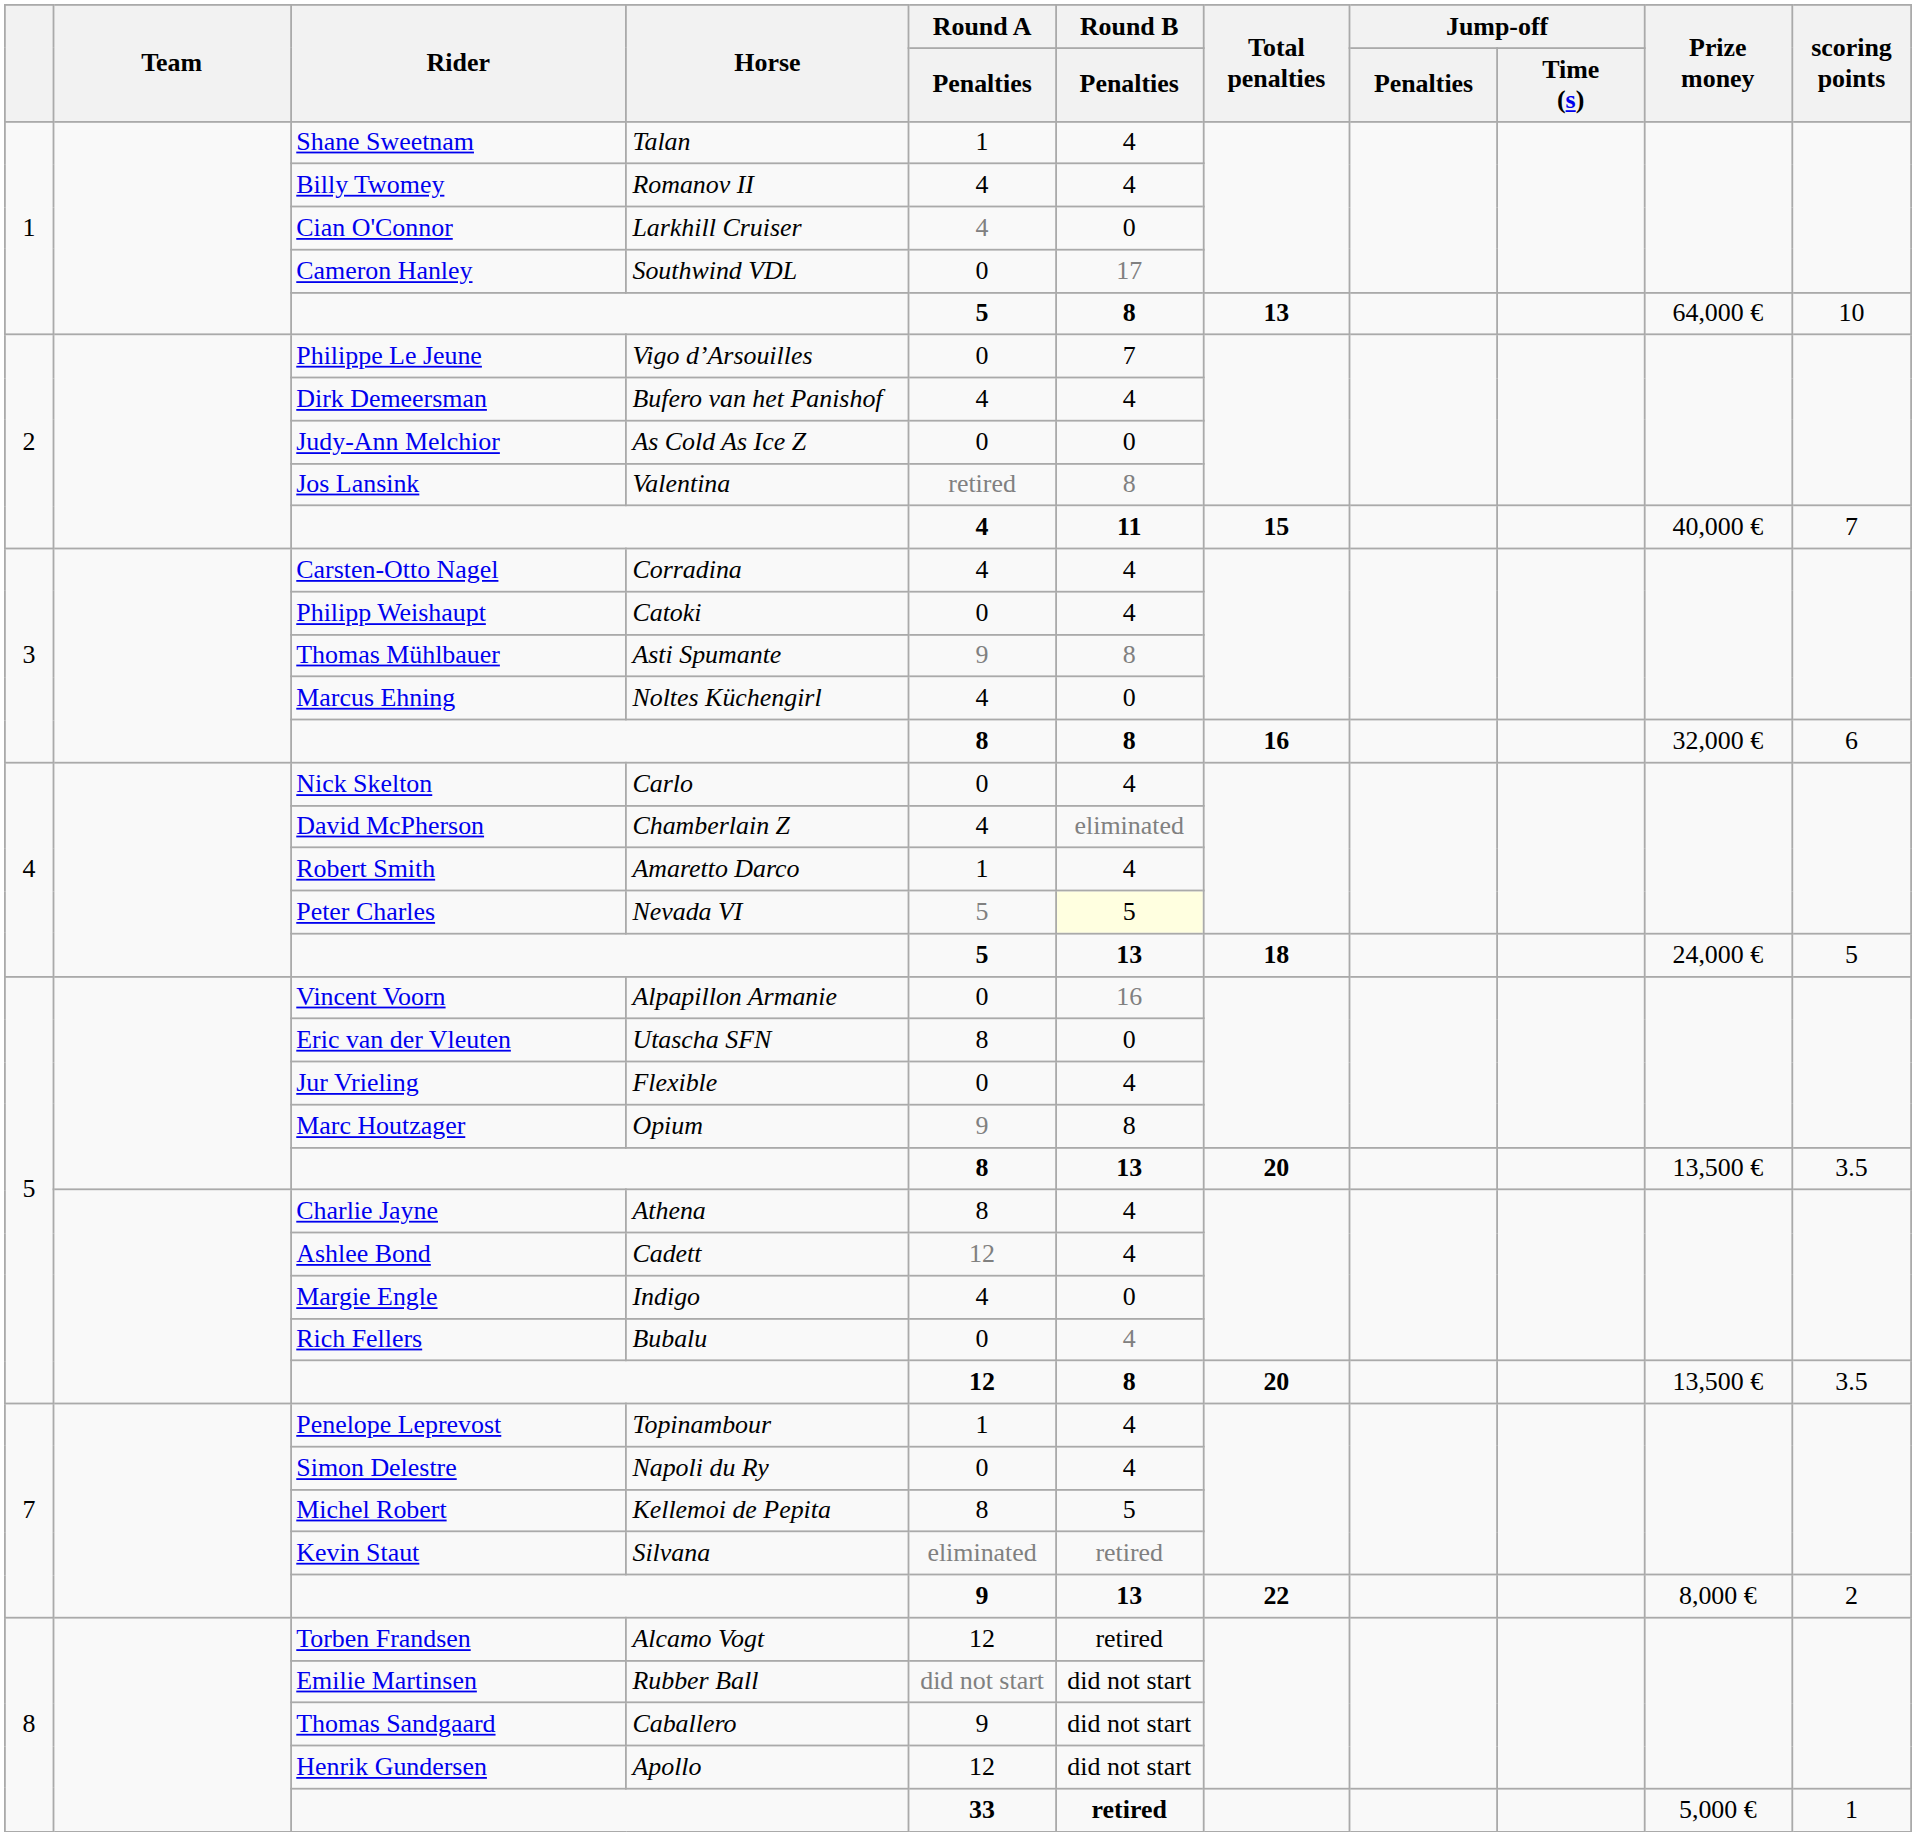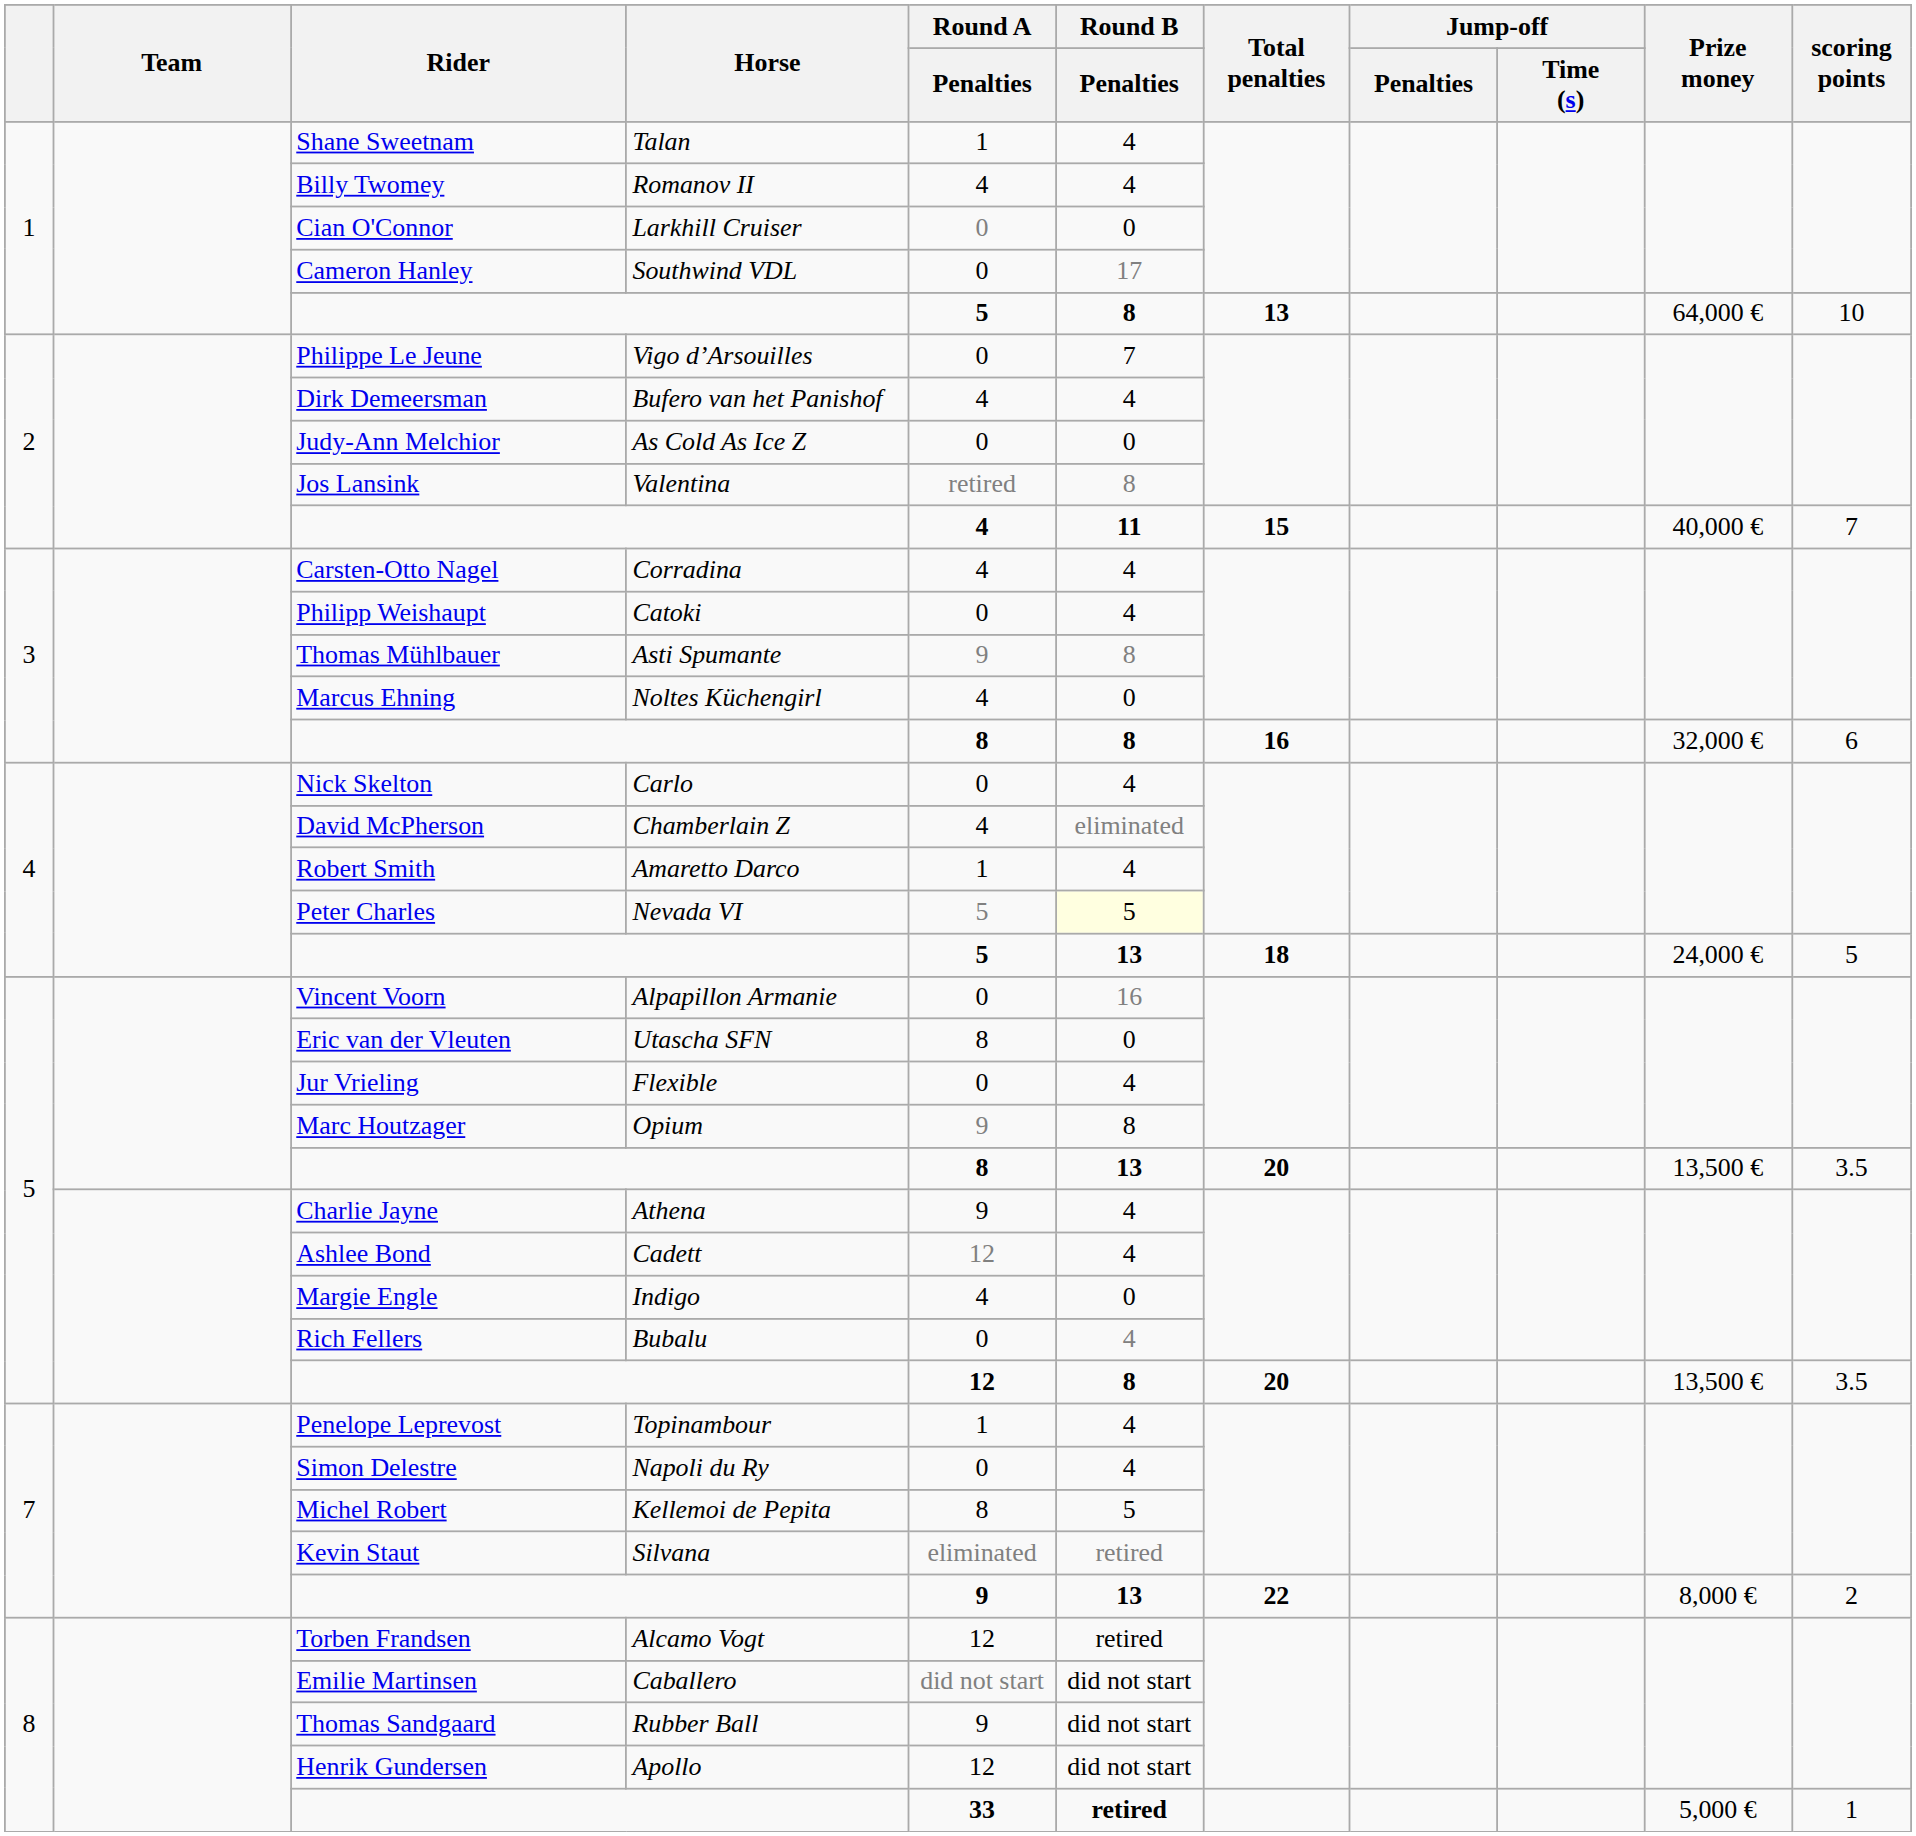(982, 227) 4 -> (982, 227) 0
(982, 1211) 8 -> (982, 1211) 9
(695, 1681) Rubber Ball -> (684, 1681) Caballero
(684, 1724) Caballero -> (695, 1724) Rubber Ball
